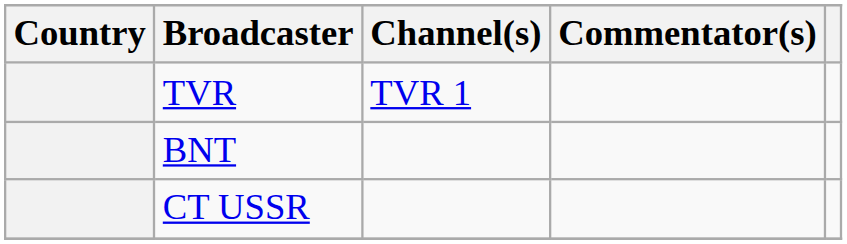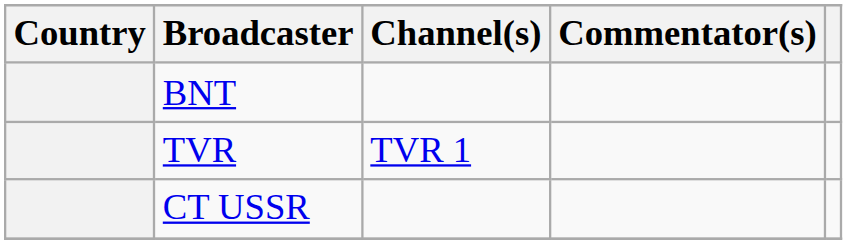rows swapped: (199, 149) <-> (199, 91)
